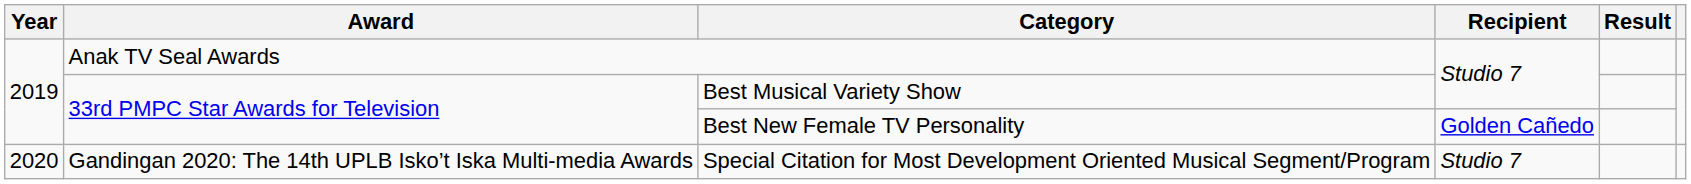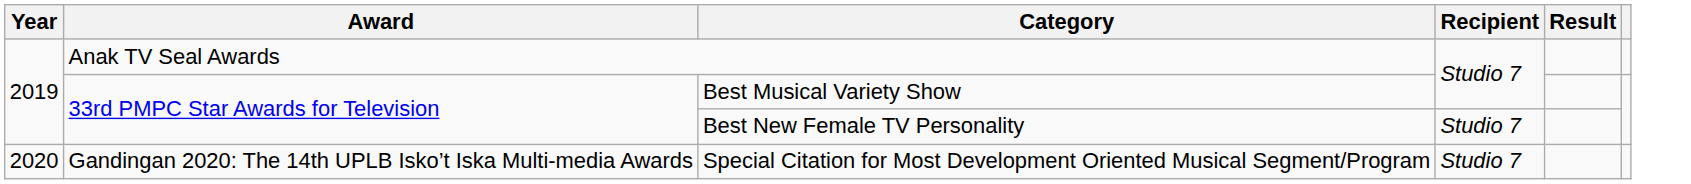(1517, 126) Golden Cañedo -> (1481, 126) Studio 7
